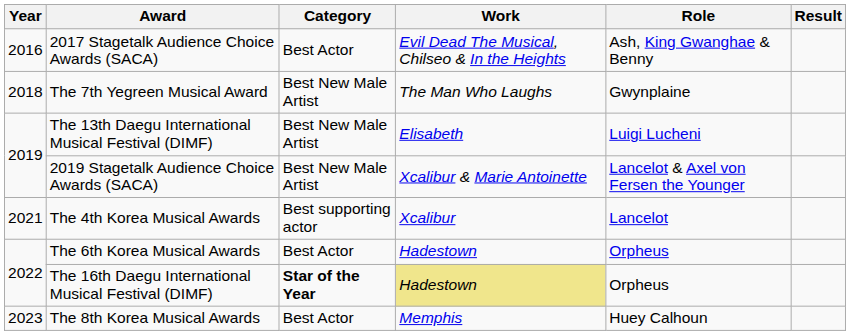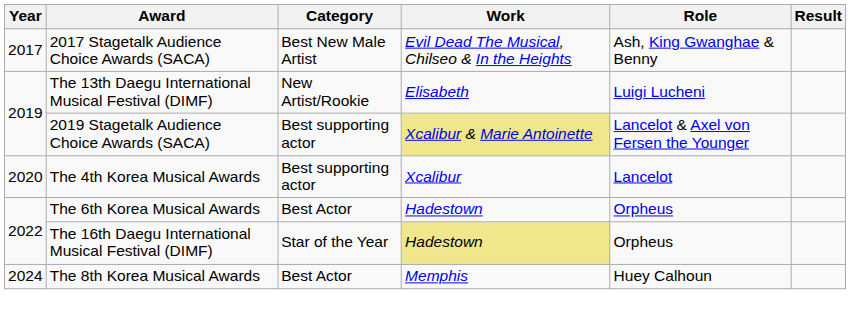(25, 50) 2016 -> (25, 50) 2017
(318, 50) Best Actor -> (333, 50) Best New Male Artist
- row: (159, 92)
(335, 134) Best New Male Artist -> (325, 92) New Artist/Rookie
(335, 176) Best New Male Artist -> (335, 134) Best supporting actor
(493, 176) no background -> (499, 134) khaki background
(25, 218) 2021 -> (25, 176) 2020
(321, 285) bold -> (335, 243) normal
(25, 318) 2023 -> (25, 276) 2024
